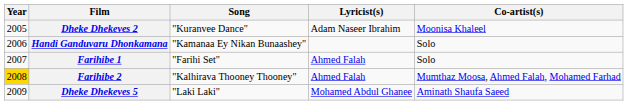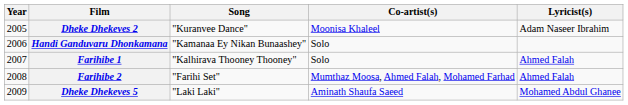columns swapped: (361, 12) <-> (519, 12)
(196, 60) "Farihi Set" -> (234, 60) "Kalhirava Thooney Thooney"
(17, 76) gold background -> (17, 76) no background
(234, 76) "Kalhirava Thooney Thooney" -> (196, 76) "Farihi Set"
